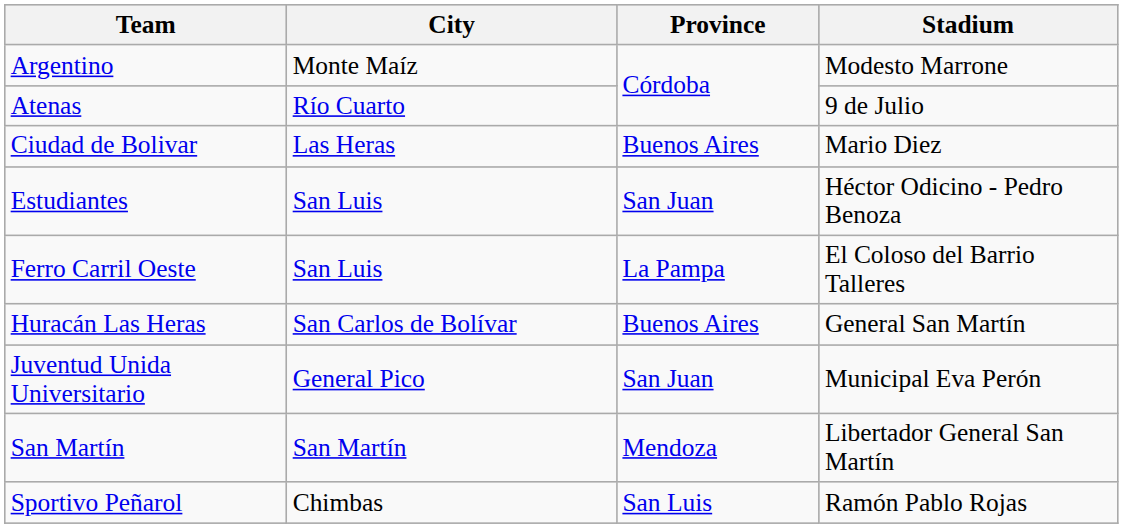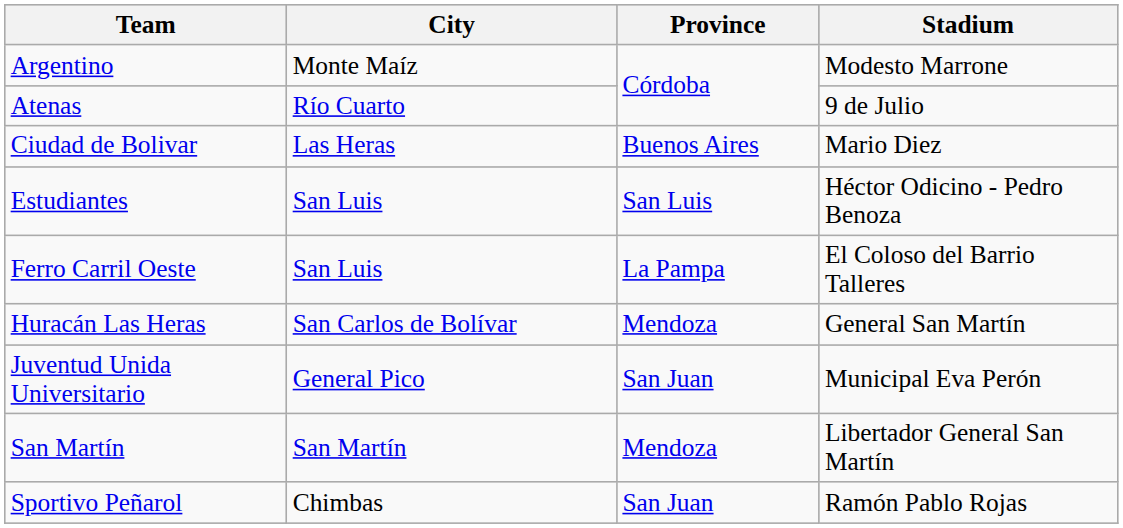(668, 200) San Juan -> (667, 200) San Luis
(691, 323) Buenos Aires -> (670, 323) Mendoza
(667, 502) San Luis -> (668, 502) San Juan
